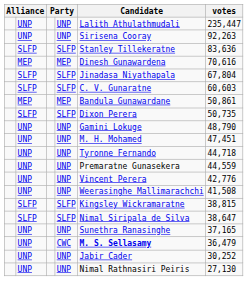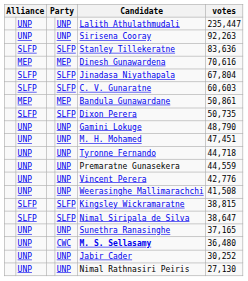(222, 243) 36,479 -> (222, 243) 36,480
